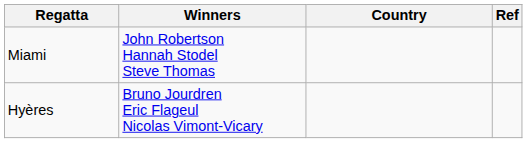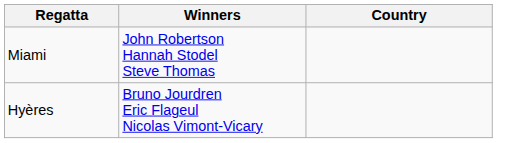- column: (507, 15)
